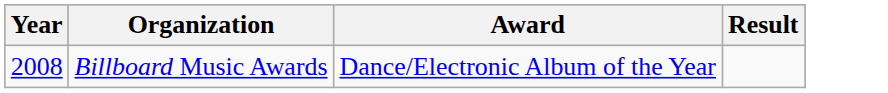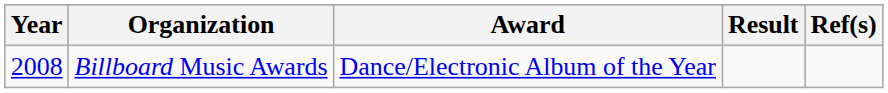+ column: (844, 25)
